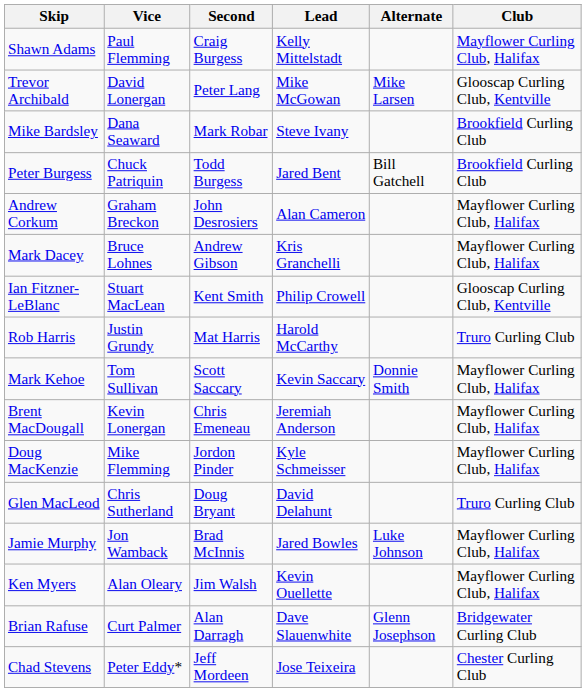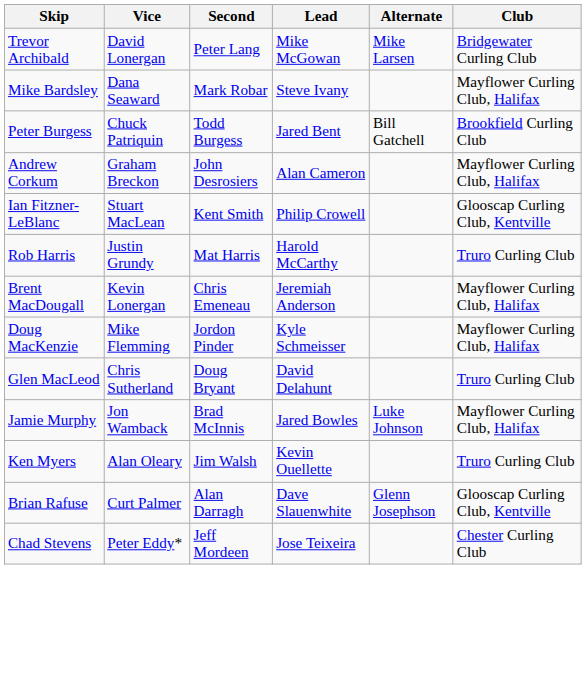- row: (52, 49)
(511, 90) Glooscap Curling Club, Kentville -> (497, 49) Bridgewater Curling Club
(515, 131) Brookfield Curling Club -> (516, 90) Mayflower Curling Club, Halifax
- row: (46, 255)
- row: (46, 378)
(516, 584) Mayflower Curling Club, Halifax -> (516, 461) Truro Curling Club
(497, 626) Bridgewater Curling Club -> (511, 502) Glooscap Curling Club, Kentville
